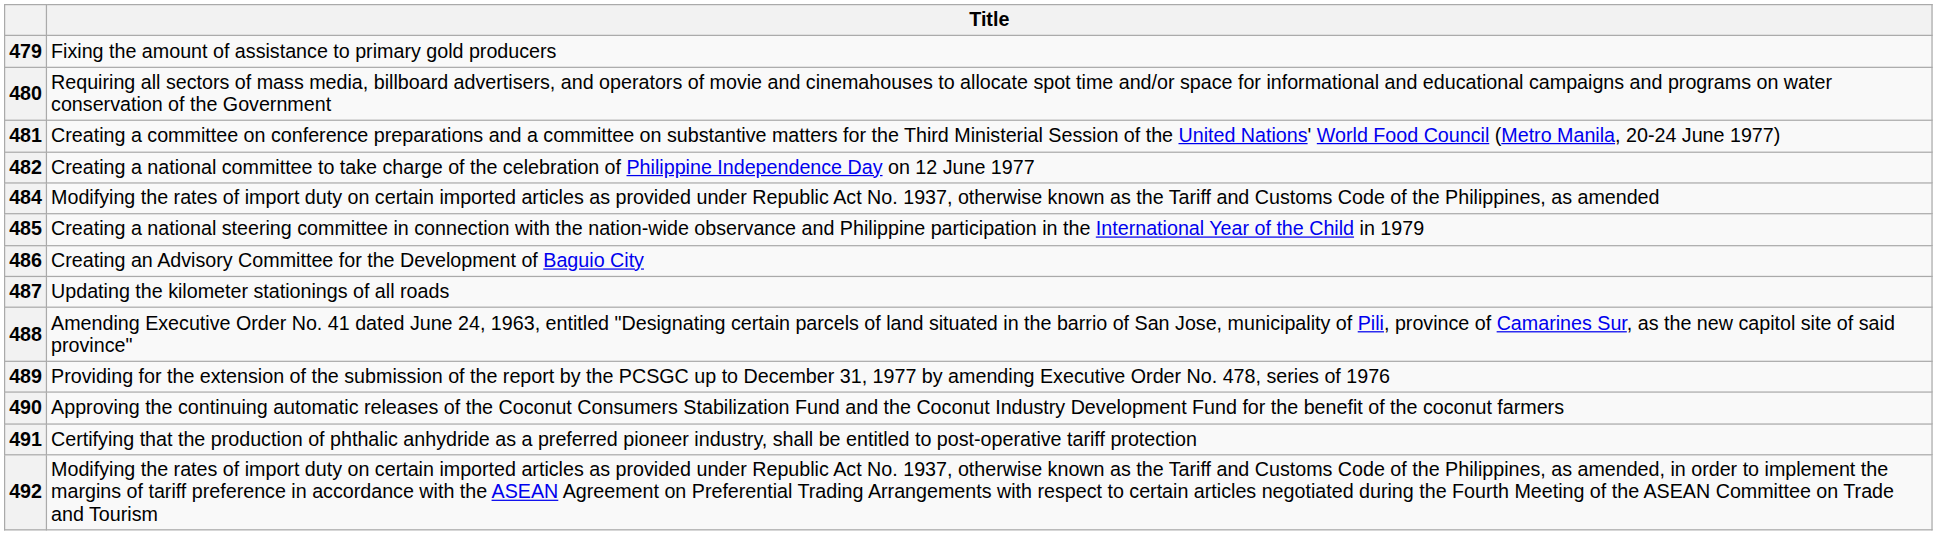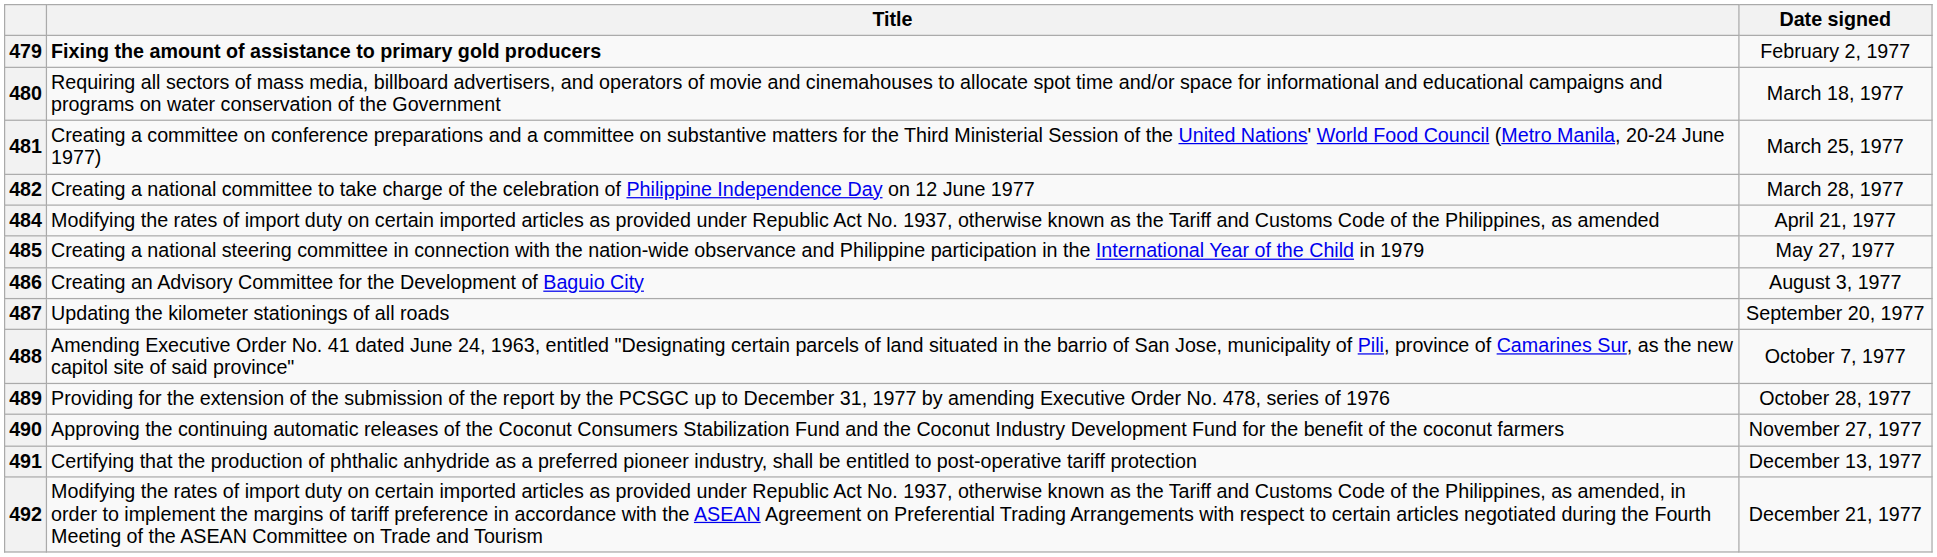+ column: (1835, 20)
(304, 51) normal -> (326, 51) bold
